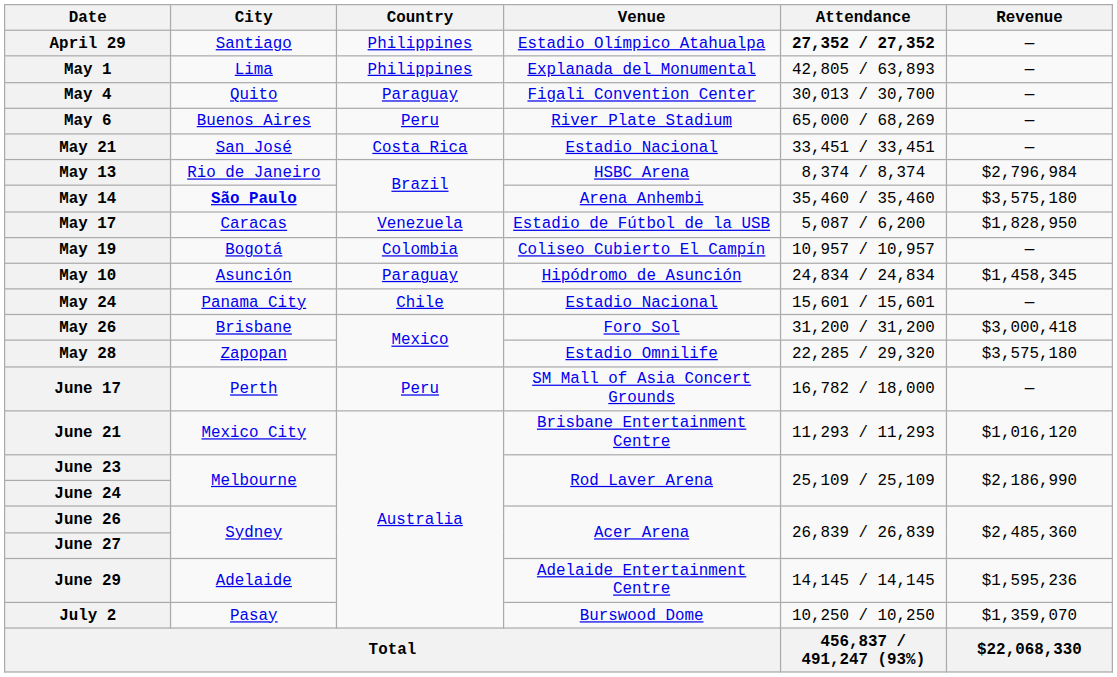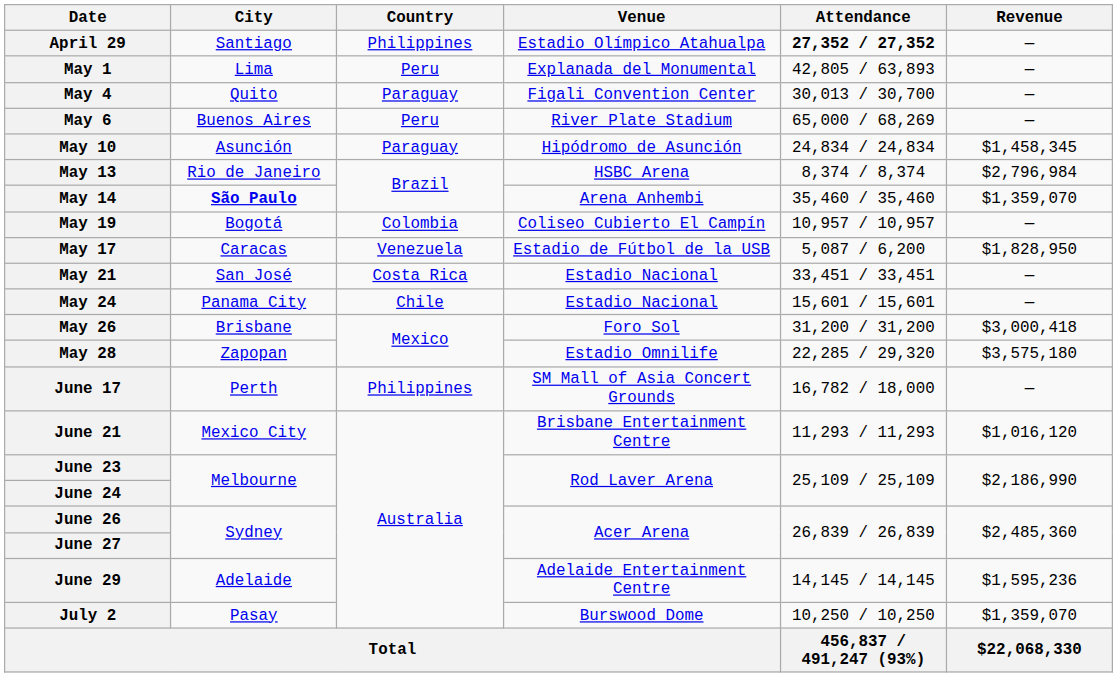(420, 69) Philippines -> (420, 69) Peru
rows swapped: (88, 276) <-> (88, 147)
(1029, 198) $3,575,180 -> (1029, 198) $1,359,070
rows swapped: (88, 224) <-> (88, 250)
(420, 389) Peru -> (420, 389) Philippines
